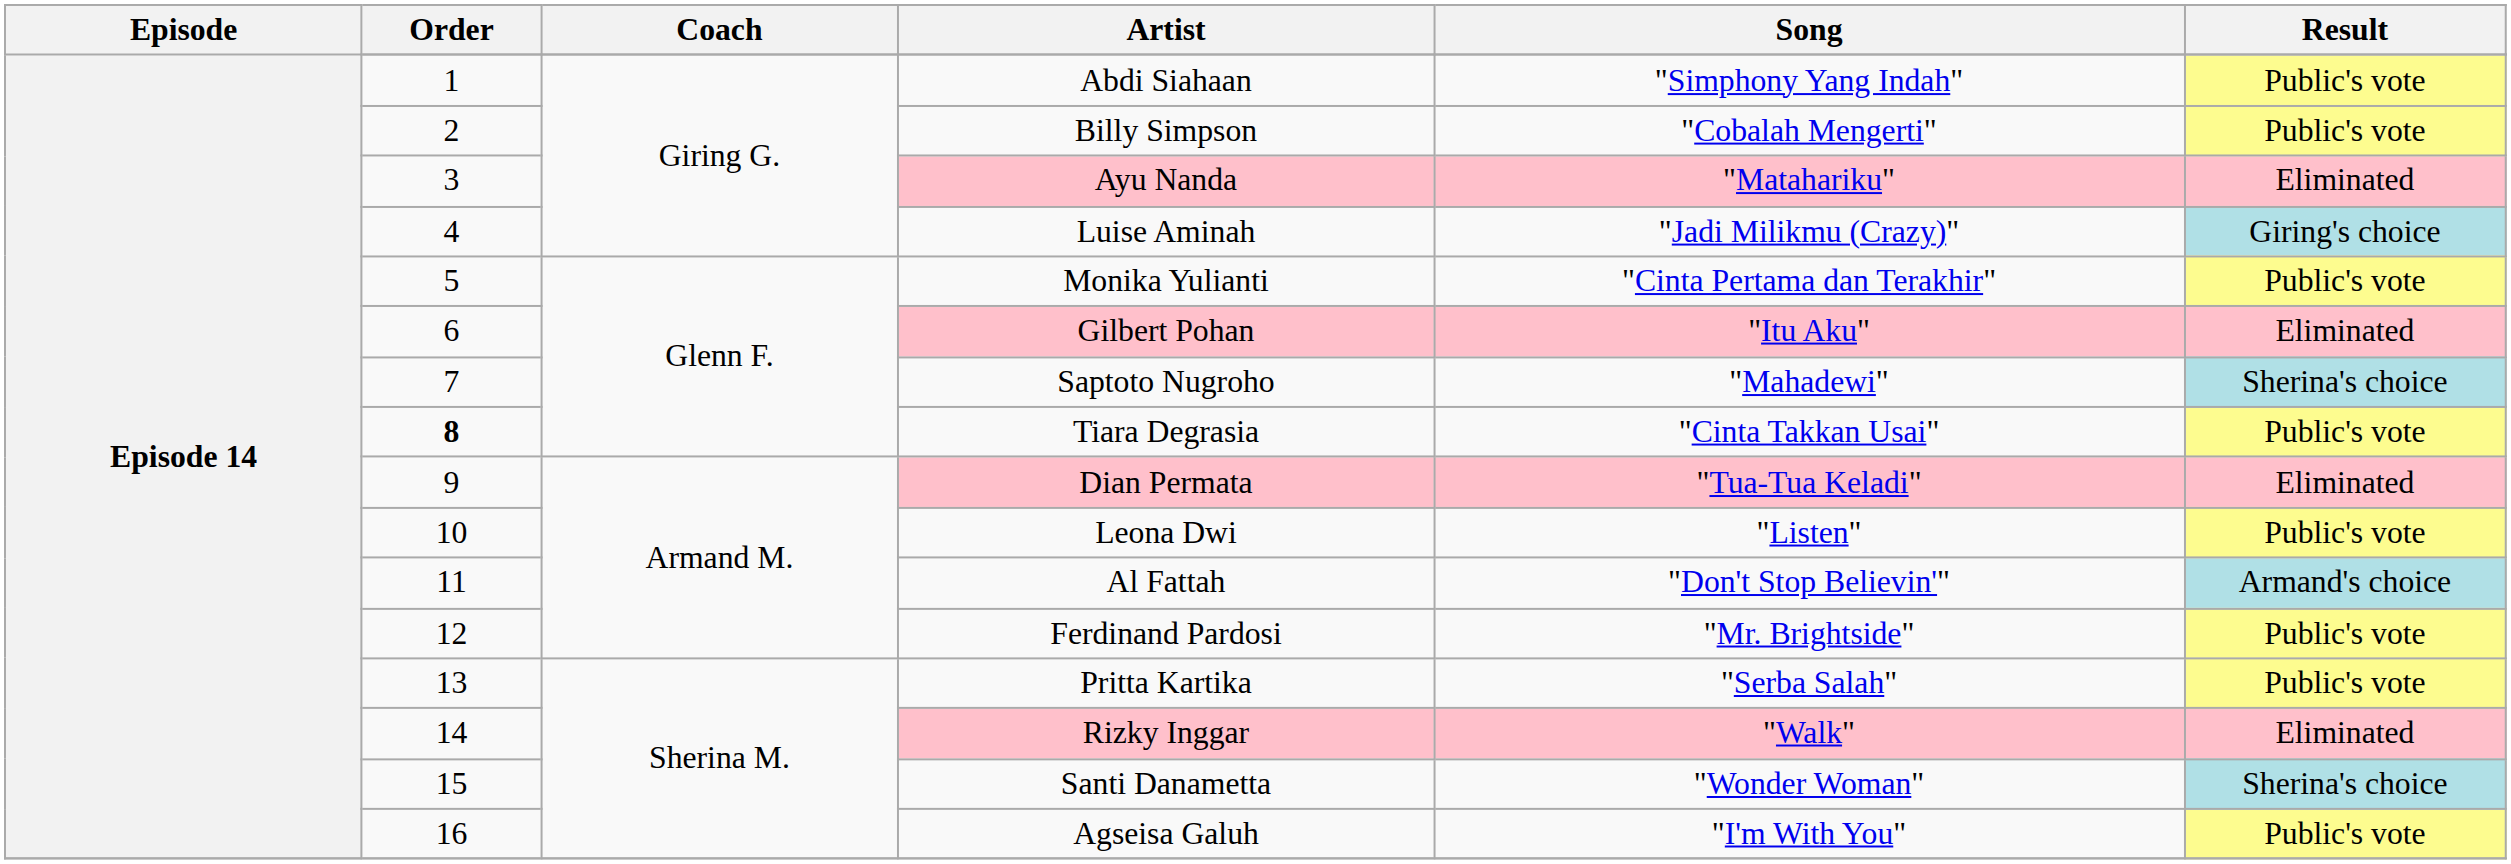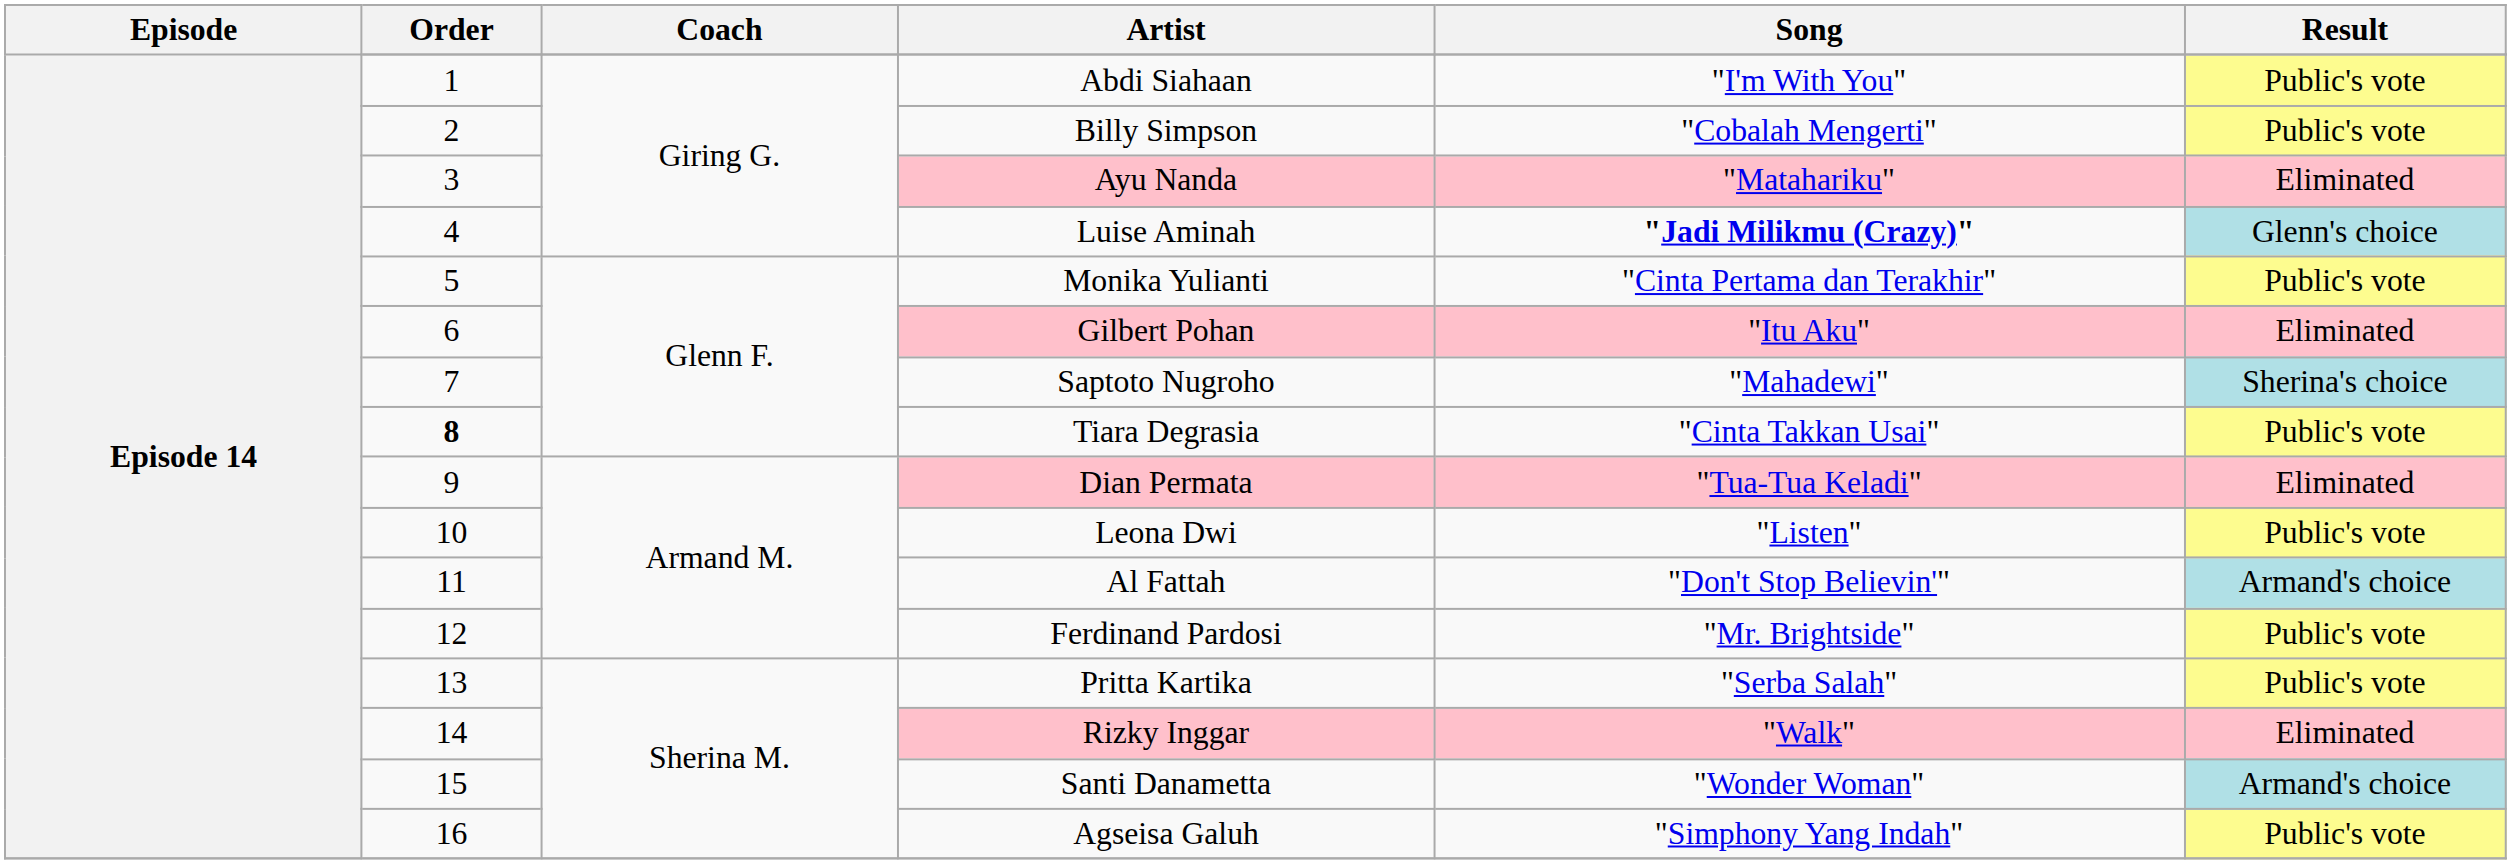(1809, 79) "Simphony Yang Indah" -> (1809, 79) "I'm With You"
(1809, 230) normal -> (1809, 230) bold
(2345, 230) Giring's choice -> (2345, 230) Glenn's choice
(2345, 783) Sherina's choice -> (2345, 783) Armand's choice
(1809, 833) "I'm With You" -> (1809, 833) "Simphony Yang Indah"
